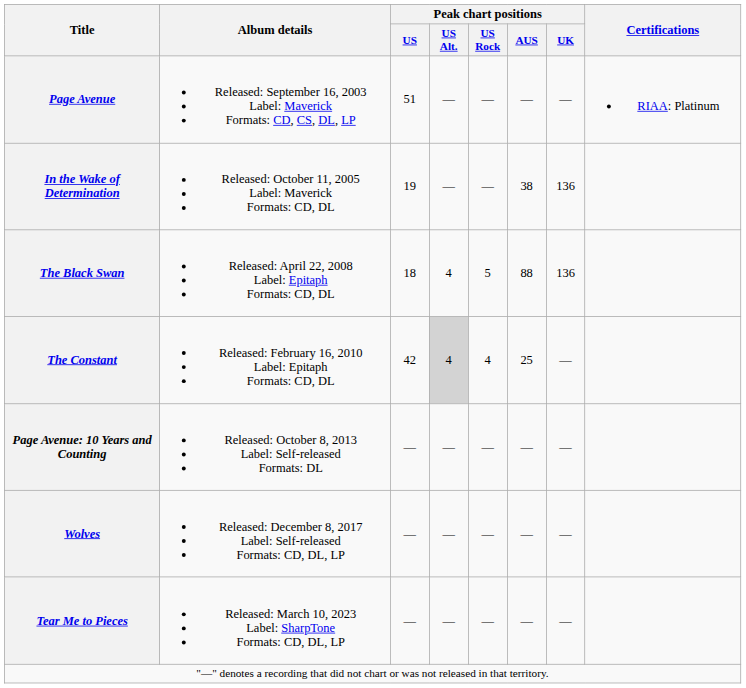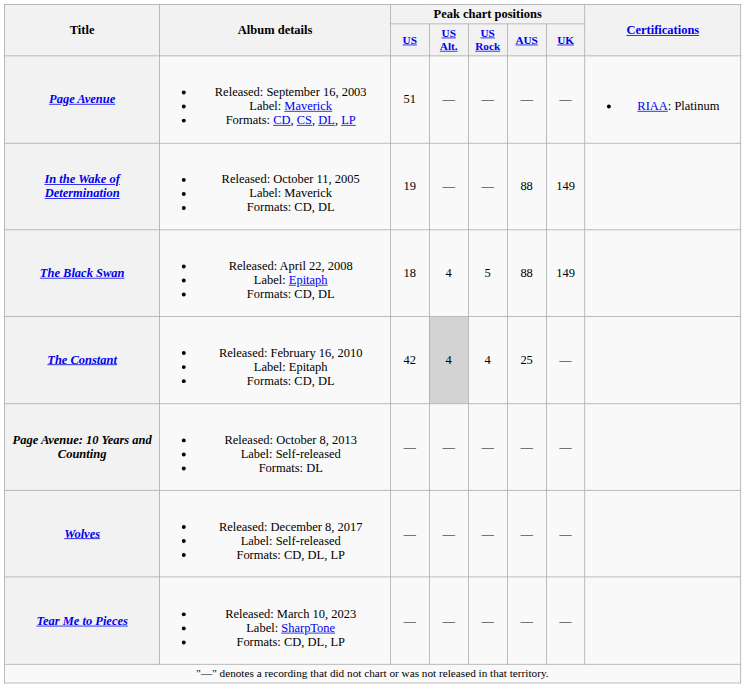(527, 186) 38 -> (527, 186) 88
(566, 186) 136 -> (566, 186) 149
(566, 273) 136 -> (566, 273) 149
